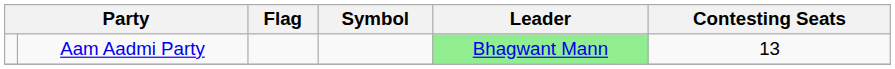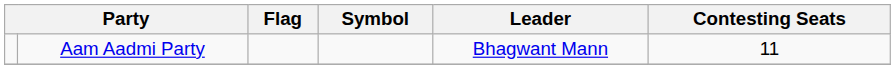(540, 49) lightgreen background -> (540, 49) no background
(770, 49) 13 -> (770, 49) 11
